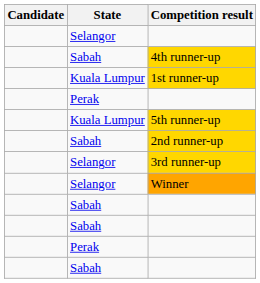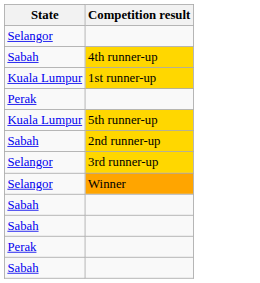- column: (36, 15)
